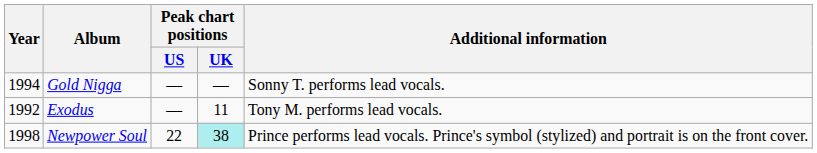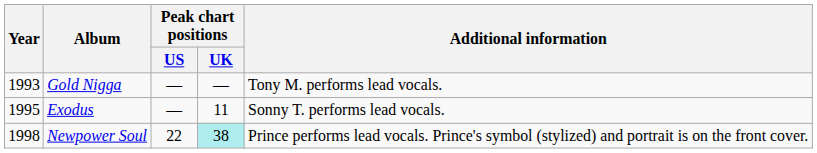(24, 85) 1994 -> (24, 85) 1993
(346, 85) Sonny T. performs lead vocals. -> (345, 85) Tony M. performs lead vocals.
(24, 110) 1992 -> (24, 110) 1995
(345, 110) Tony M. performs lead vocals. -> (346, 110) Sonny T. performs lead vocals.
